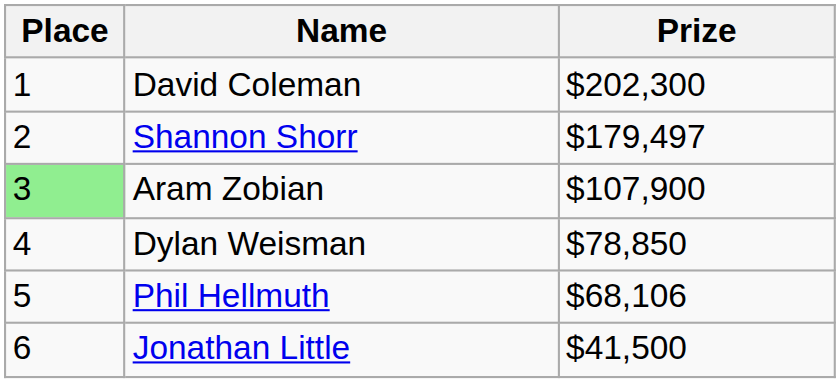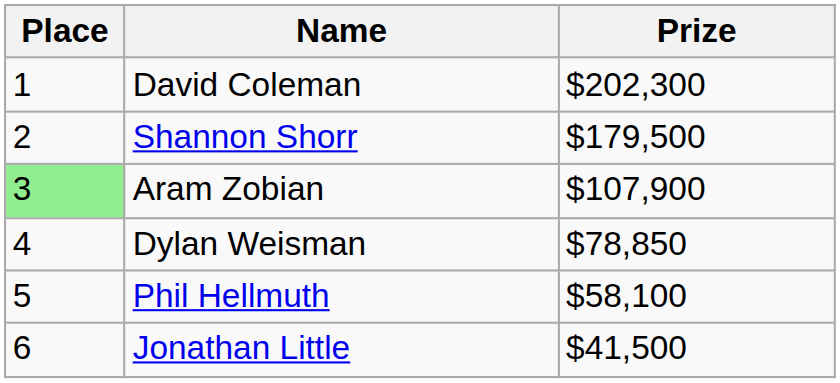(636, 137) $179,497 -> (636, 137) $179,500
(627, 296) $68,106 -> (627, 296) $58,100
